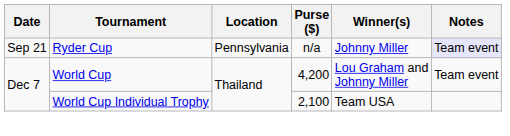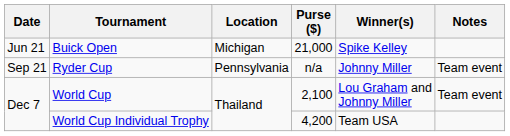+ row: (85, 48)
(466, 48) lavender background -> (470, 68) no background
(313, 75) 4,200 -> (317, 95) 2,100
(313, 102) 2,100 -> (317, 121) 4,200
